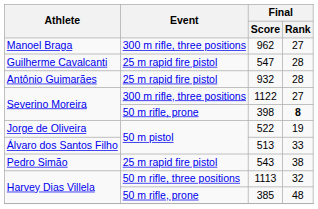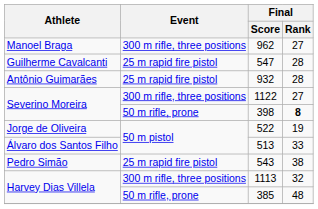(181, 179) 50 m rifle, three positions -> (184, 179) 300 m rifle, three positions
